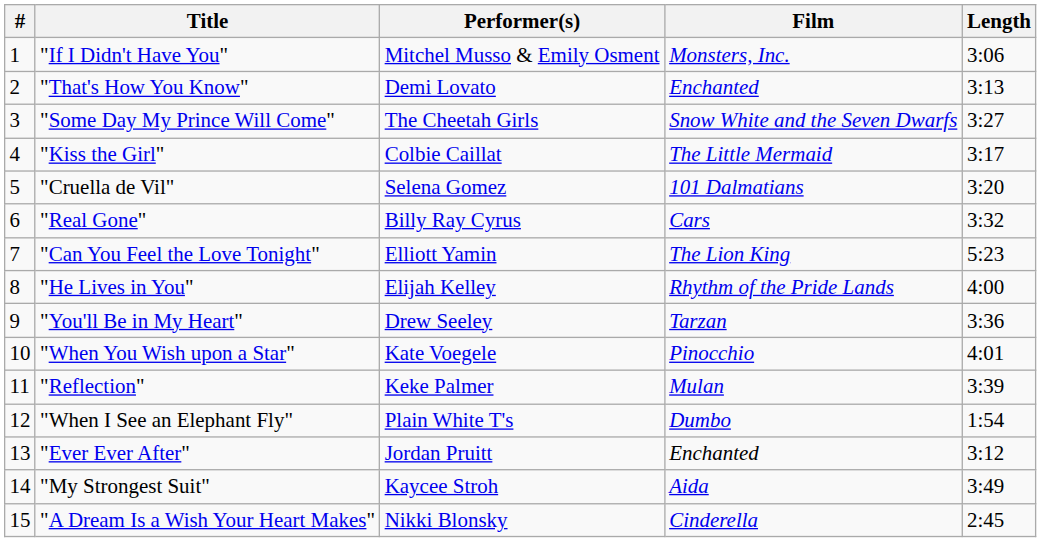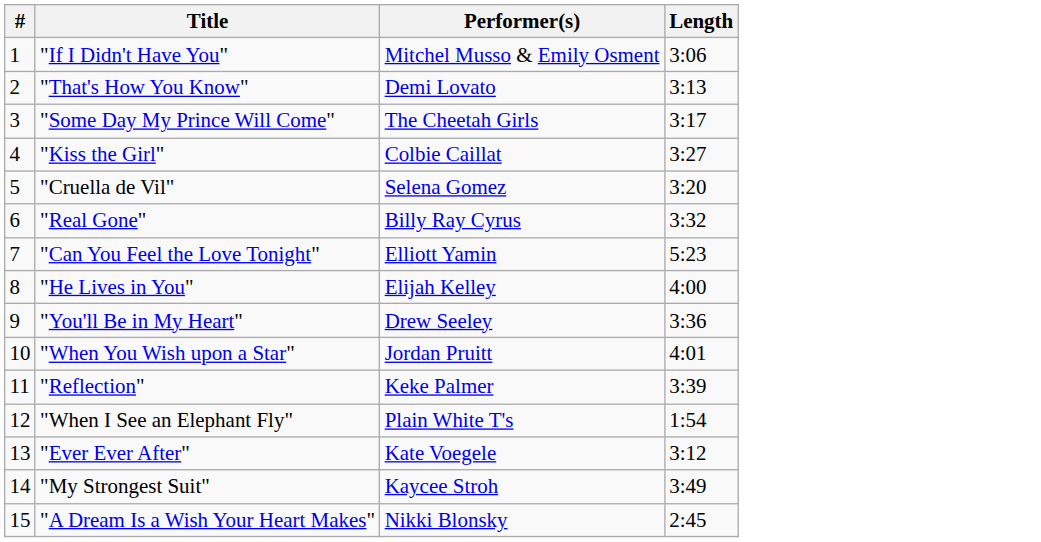- column: (813, 21)
(986, 120) 3:27 -> (688, 120) 3:17
(986, 154) 3:17 -> (688, 154) 3:27
(440, 353) Kate Voegele -> (439, 353) Jordan Pruitt
(439, 453) Jordan Pruitt -> (440, 453) Kate Voegele
